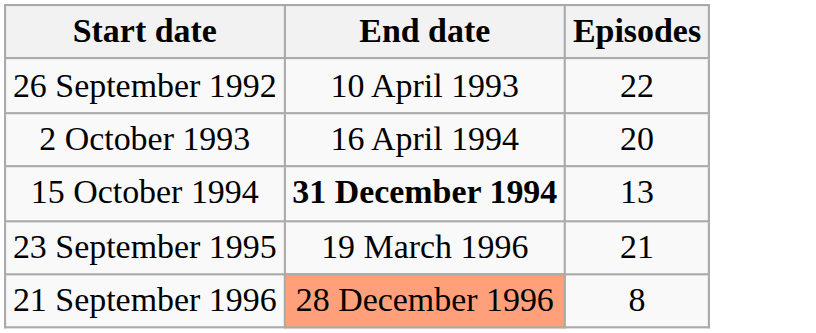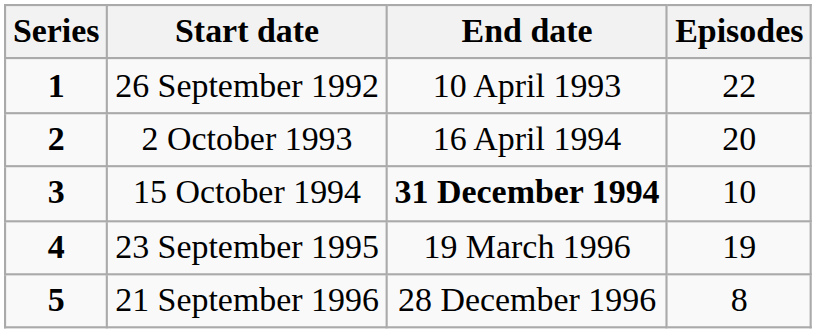+ column: (56, 31)
(637, 192) 13 -> (739, 192) 10
(637, 246) 21 -> (739, 246) 19
(425, 300) lightsalmon background -> (527, 300) no background
